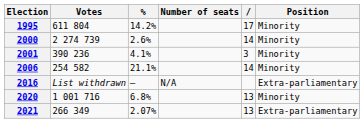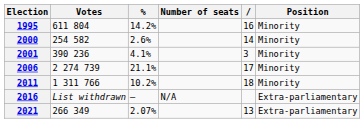(248, 26) 17 -> (248, 26) 16
(76, 40) 2 274 739 -> (71, 40) 254 582
(71, 68) 254 582 -> (76, 68) 2 274 739
(248, 68) 14 -> (248, 68) 17
+ row: (27, 82)
- row: (27, 97)
